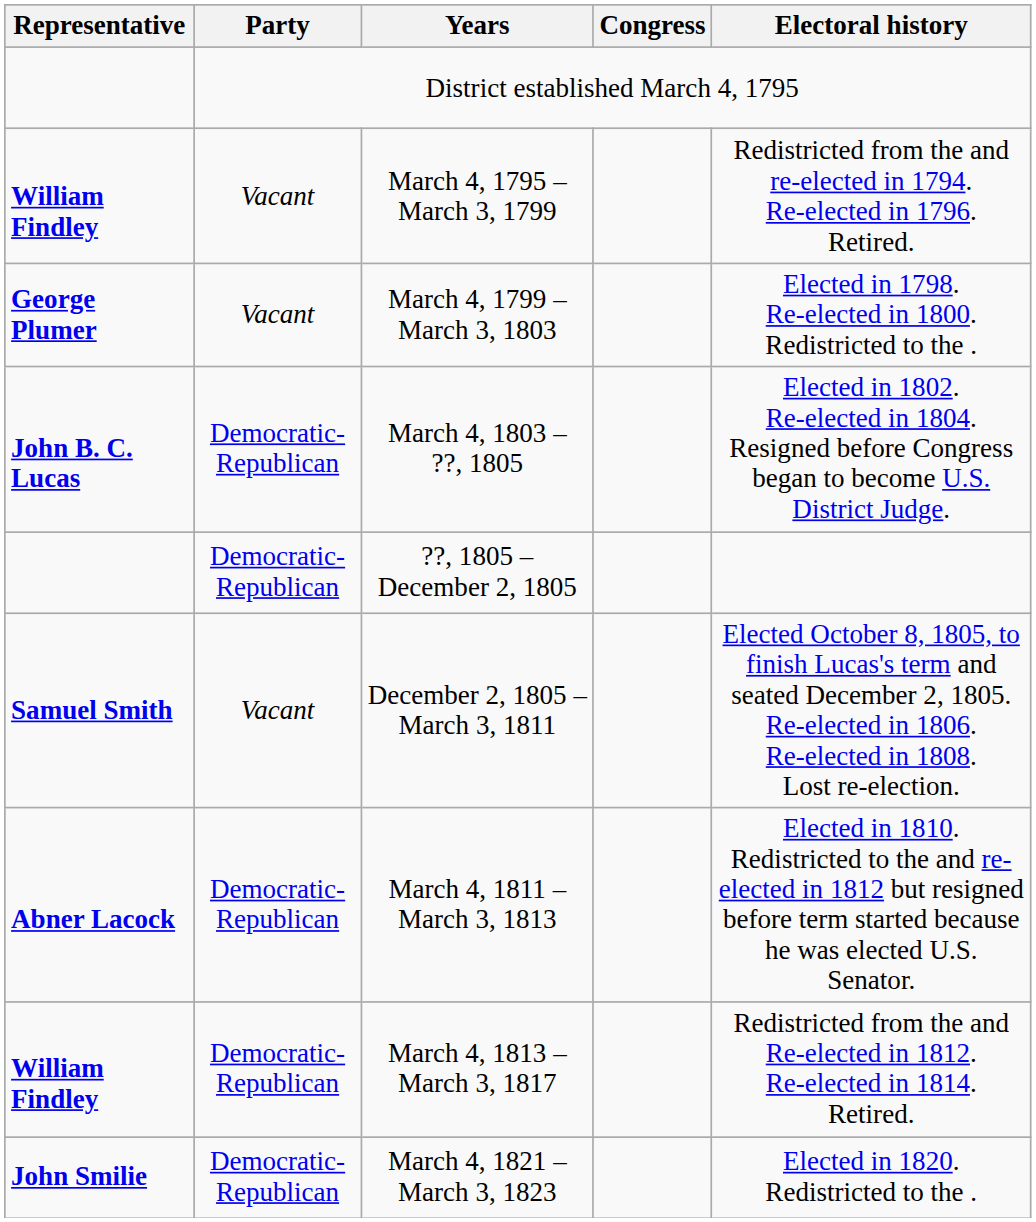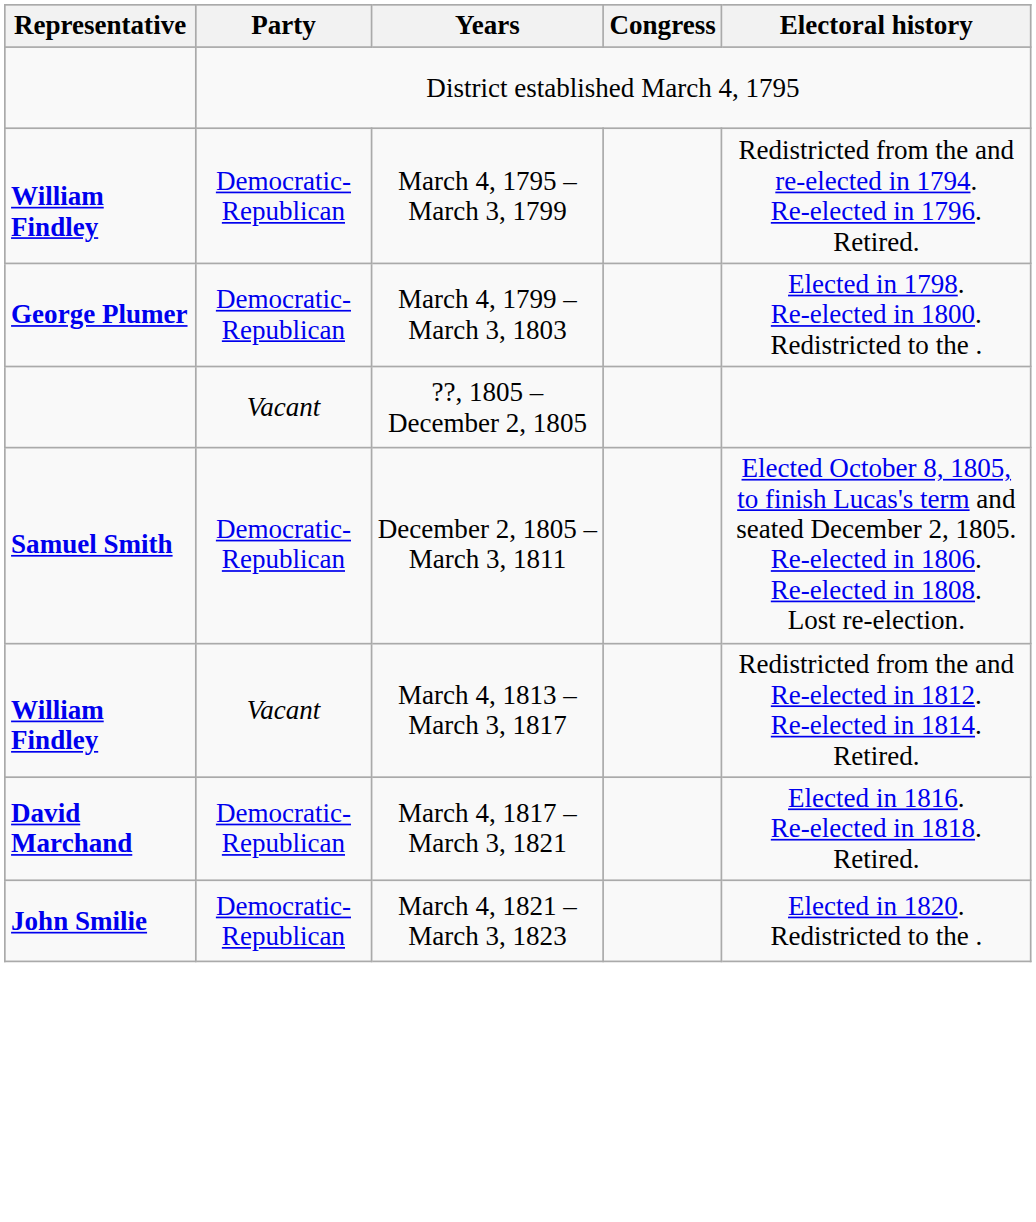(278, 195) Vacant -> (283, 195) Democratic-Republican
(278, 314) Vacant -> (283, 314) Democratic-Republican
- row: (477, 448)
(278, 571) Democratic-Republican -> (283, 406) Vacant
(278, 709) Vacant -> (283, 544) Democratic-Republican
- row: (477, 904)
(278, 1069) Democratic-Republican -> (283, 709) Vacant
+ row: (487, 828)
